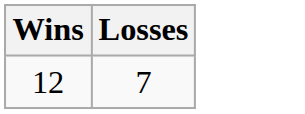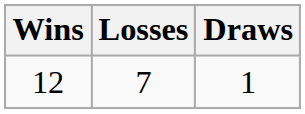+ column: (248, 30)
